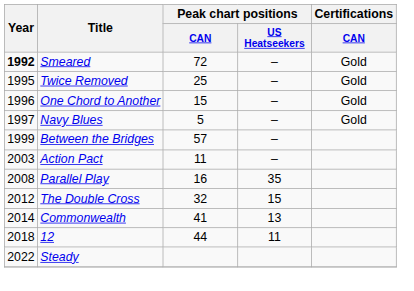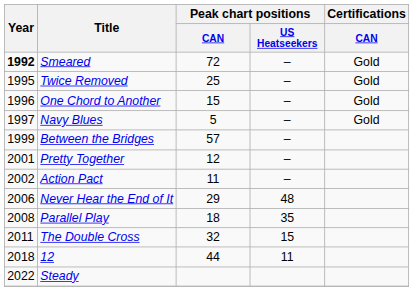+ row: (82, 159)
(21, 159) 2003 -> (21, 179) 2002
+ row: (107, 198)
(200, 179) 16 -> (213, 218) 18
(21, 198) 2012 -> (20, 237) 2011
- row: (83, 218)
